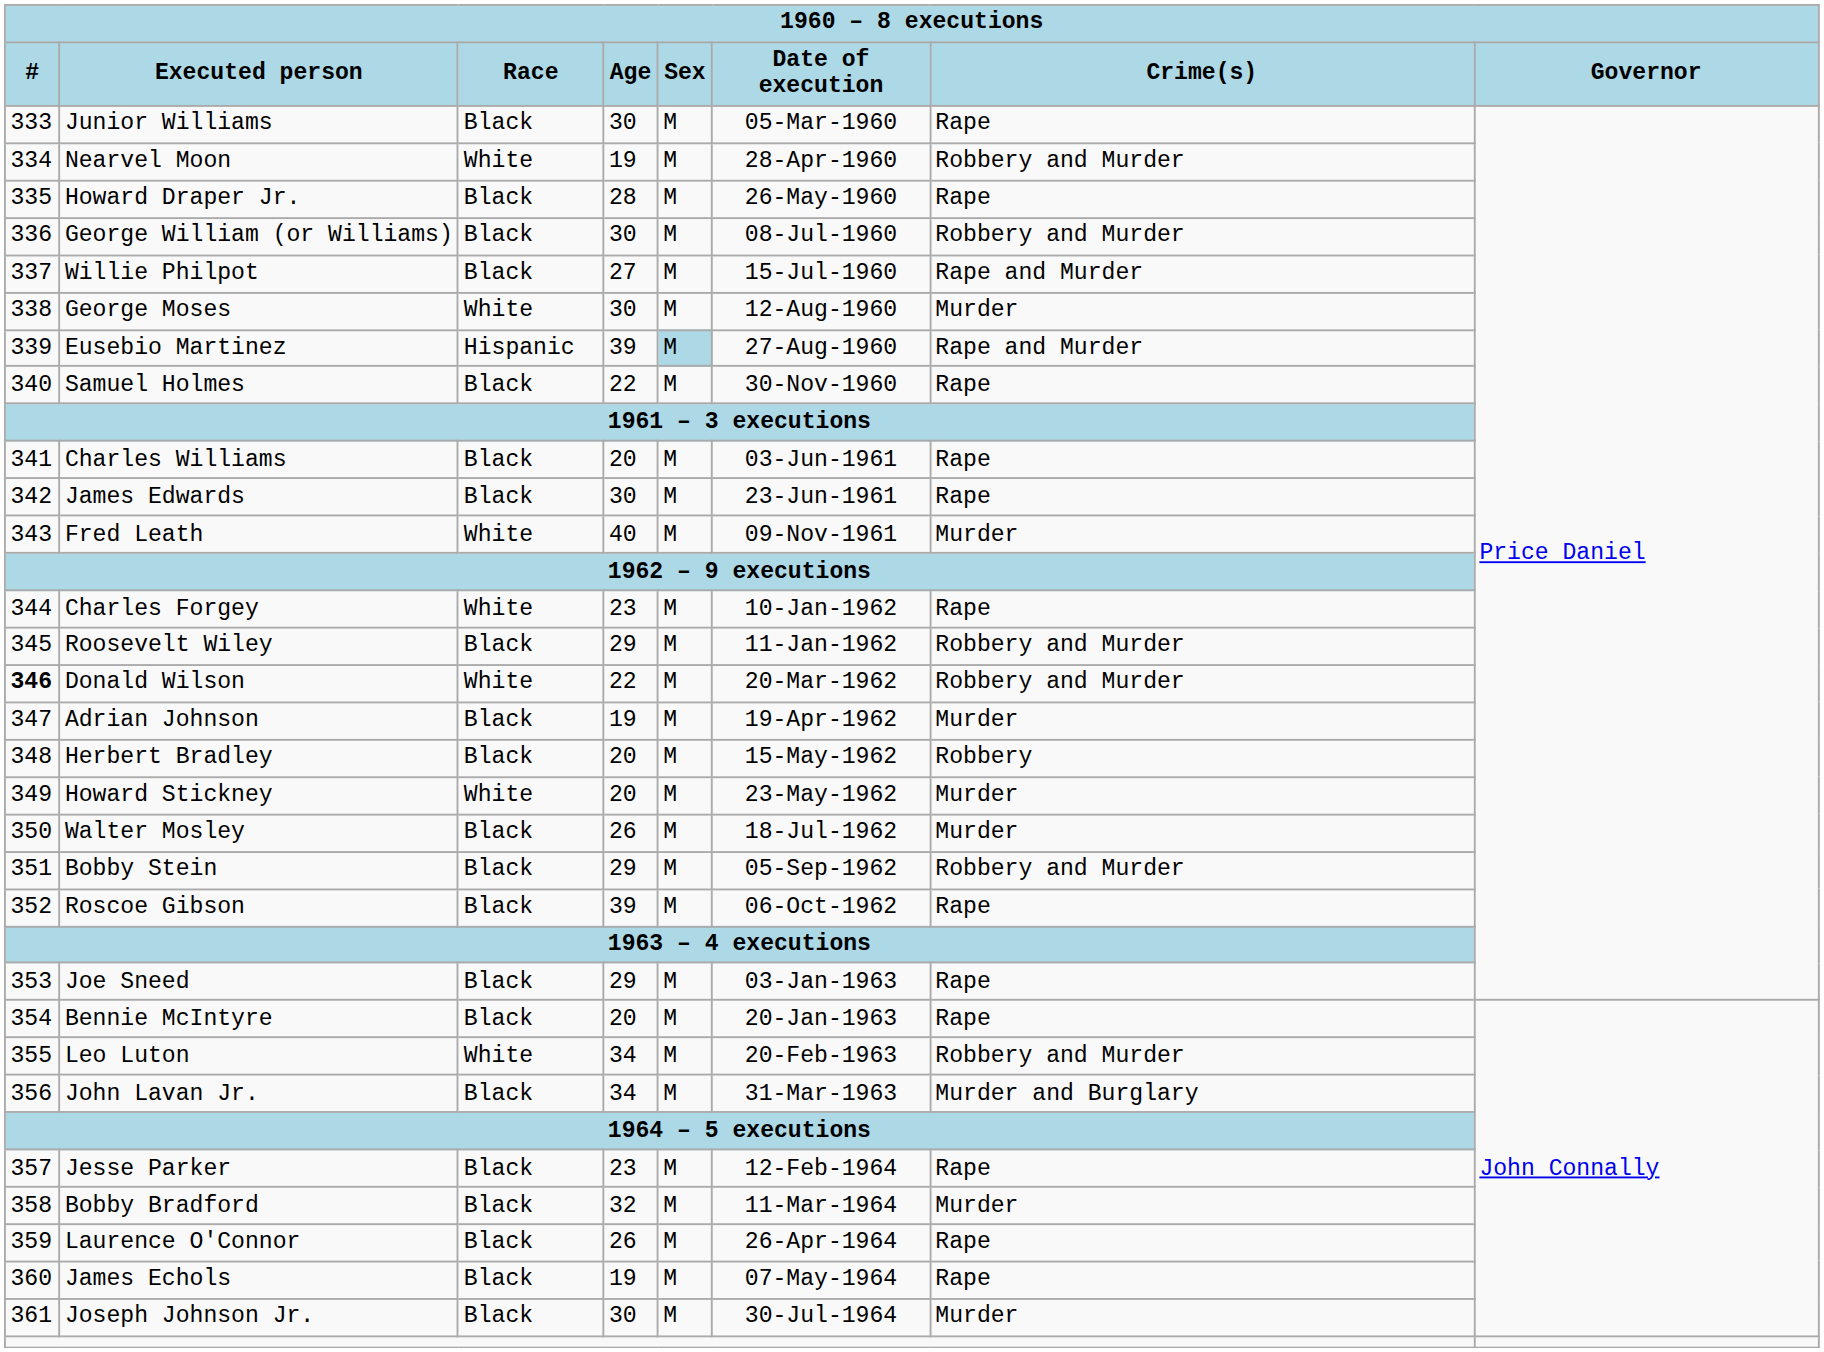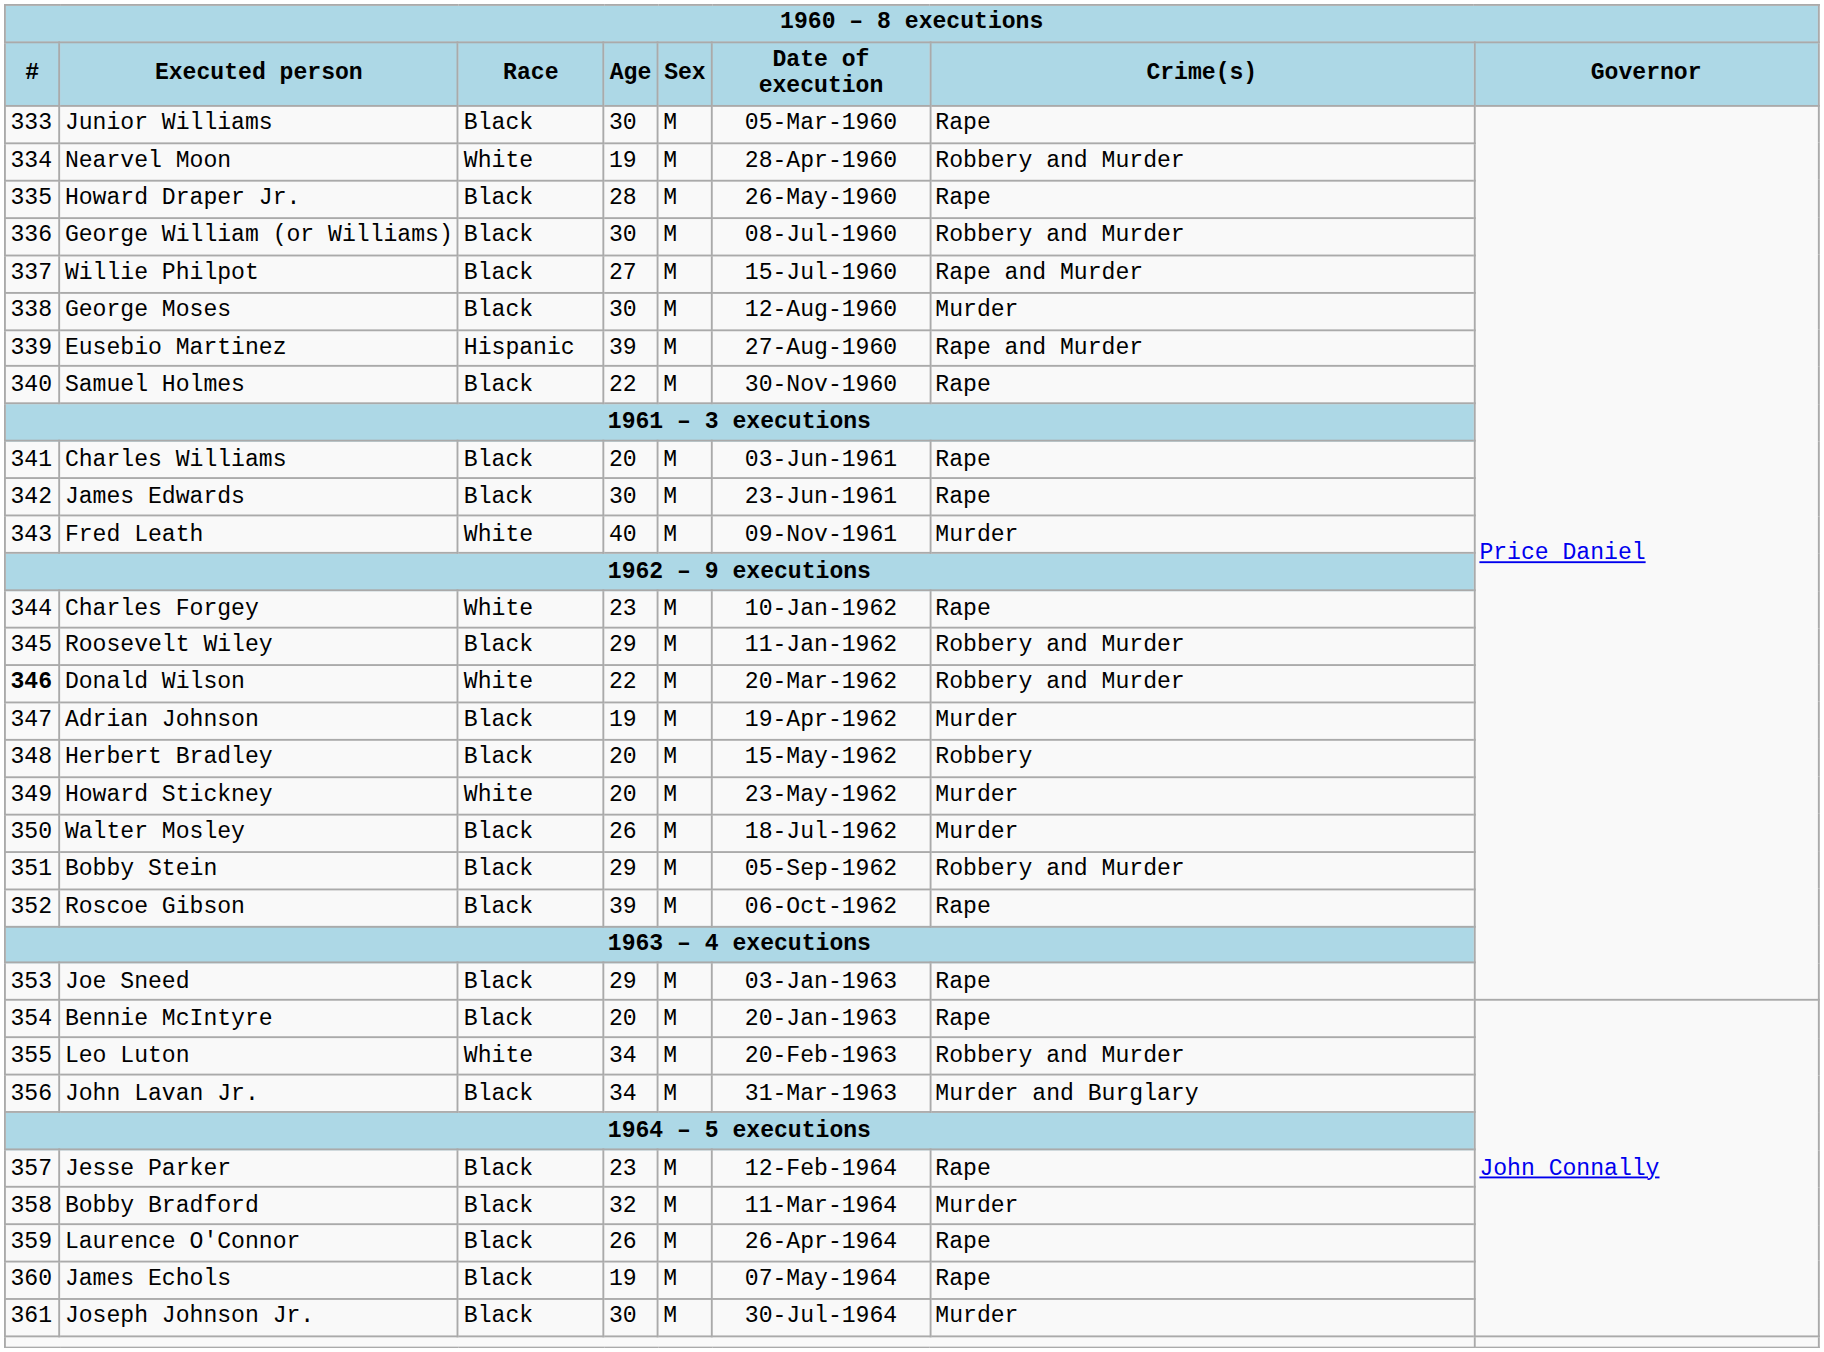(498, 311) White -> (498, 311) Black
(670, 348) lightblue background -> (670, 348) no background
